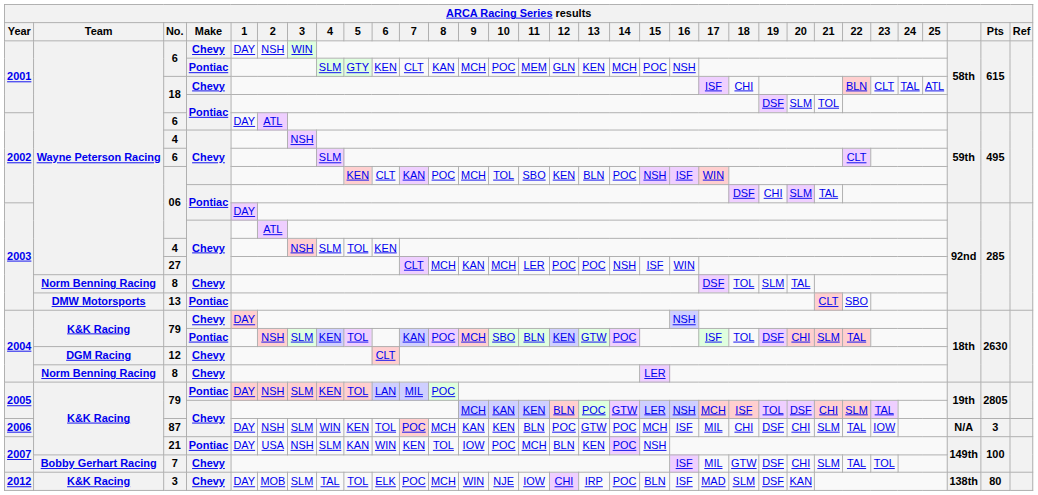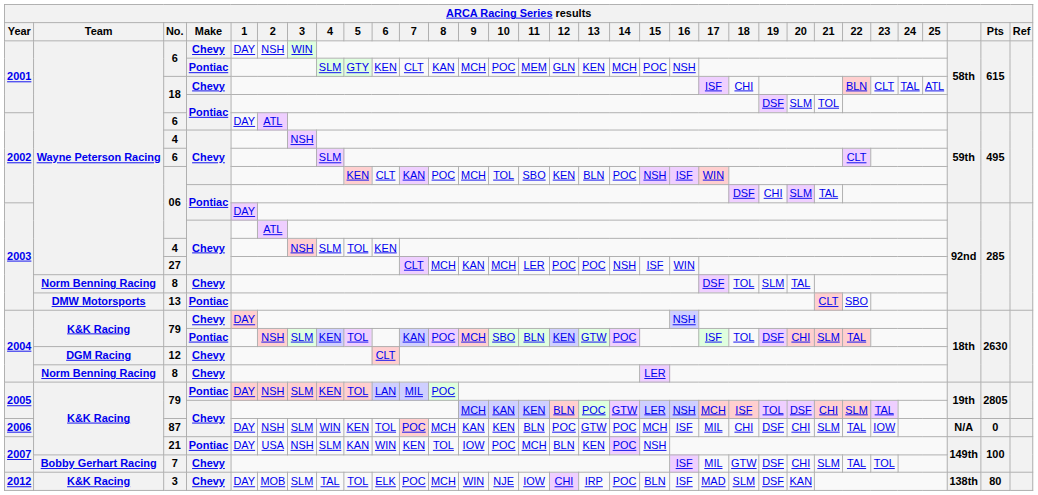(995, 427) 3 -> (995, 427) 0
